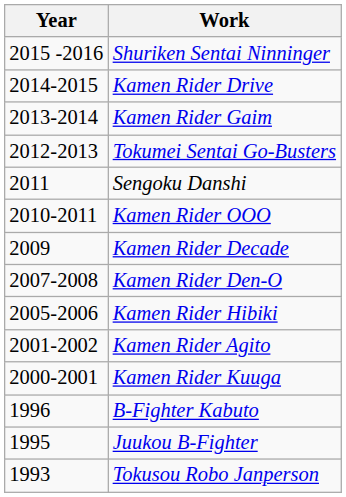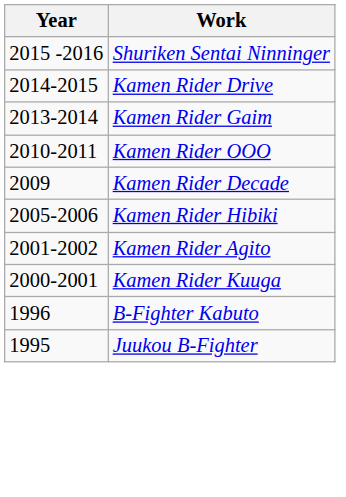- row: (224, 150)
- row: (179, 183)
- row: (197, 280)
- row: (216, 475)
